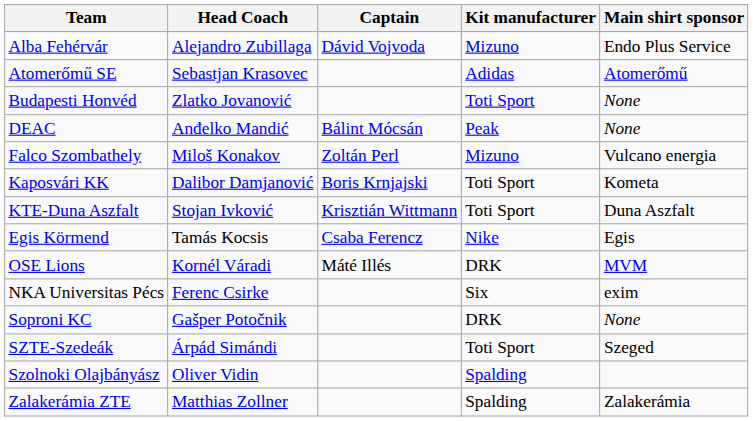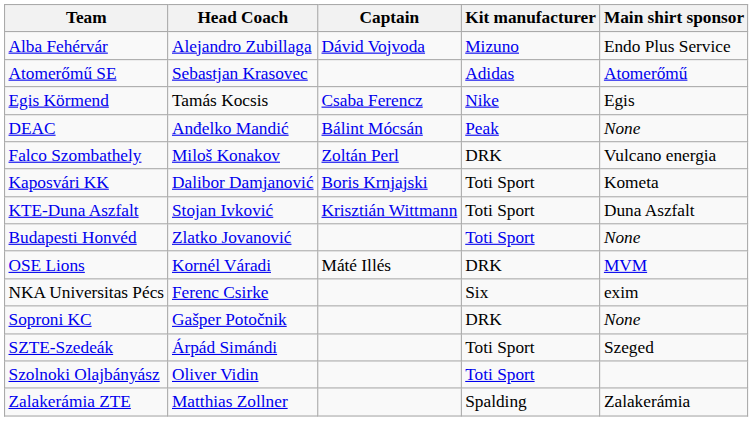rows swapped: (73, 100) <-> (59, 237)
(492, 155) Mizuno -> (483, 155) DRK
(496, 374) Spalding -> (500, 374) Toti Sport
